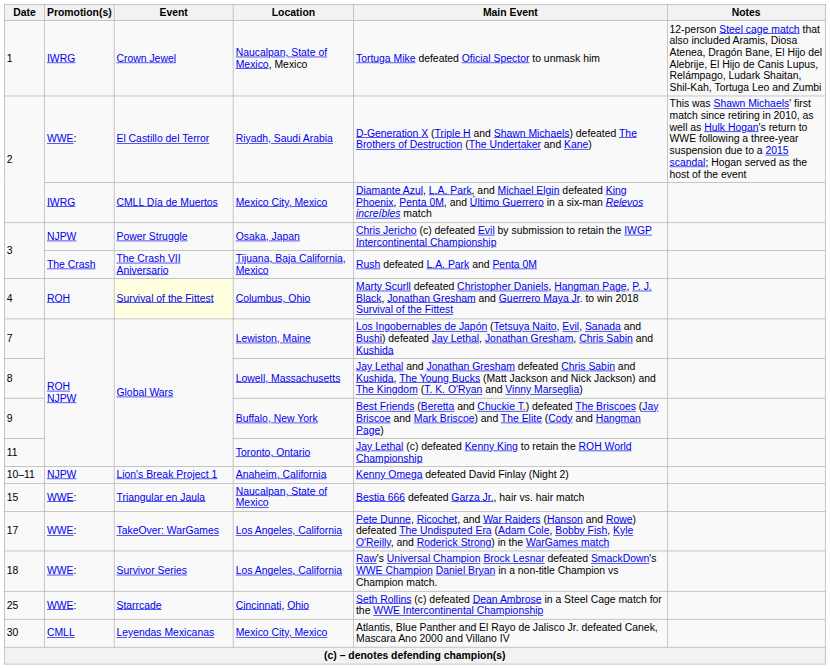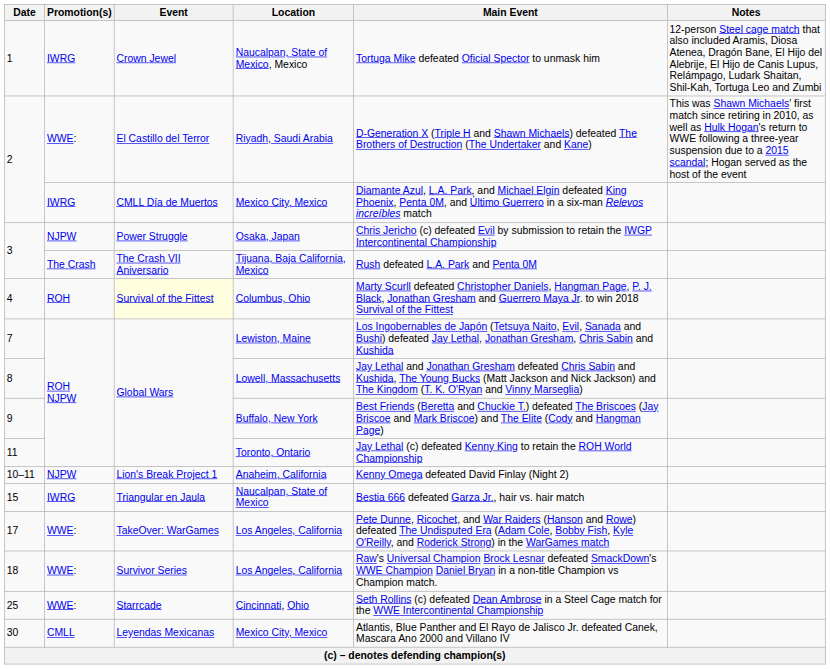(62, 497) WWE: -> (61, 497) IWRG
